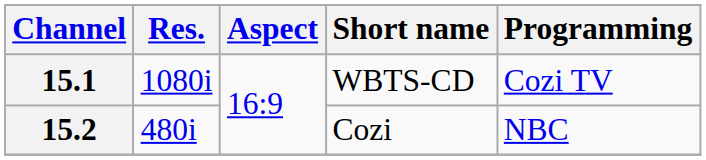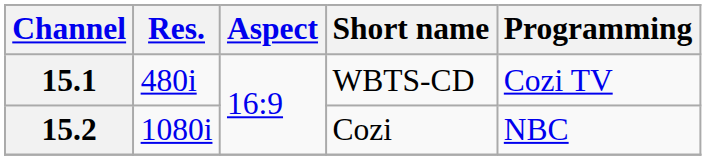(177, 79) 1080i -> (169, 79) 480i
(169, 129) 480i -> (177, 129) 1080i
